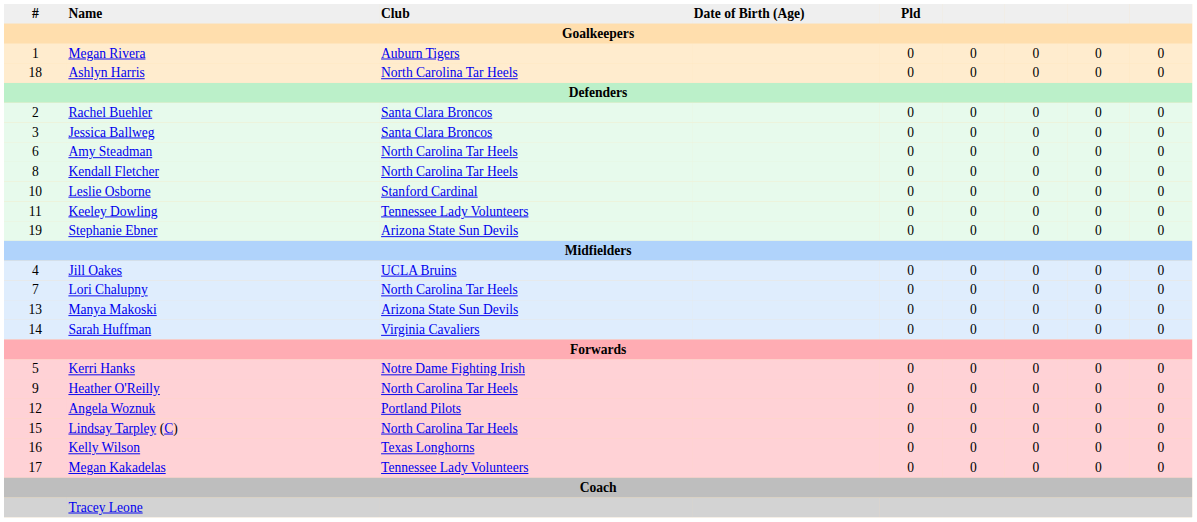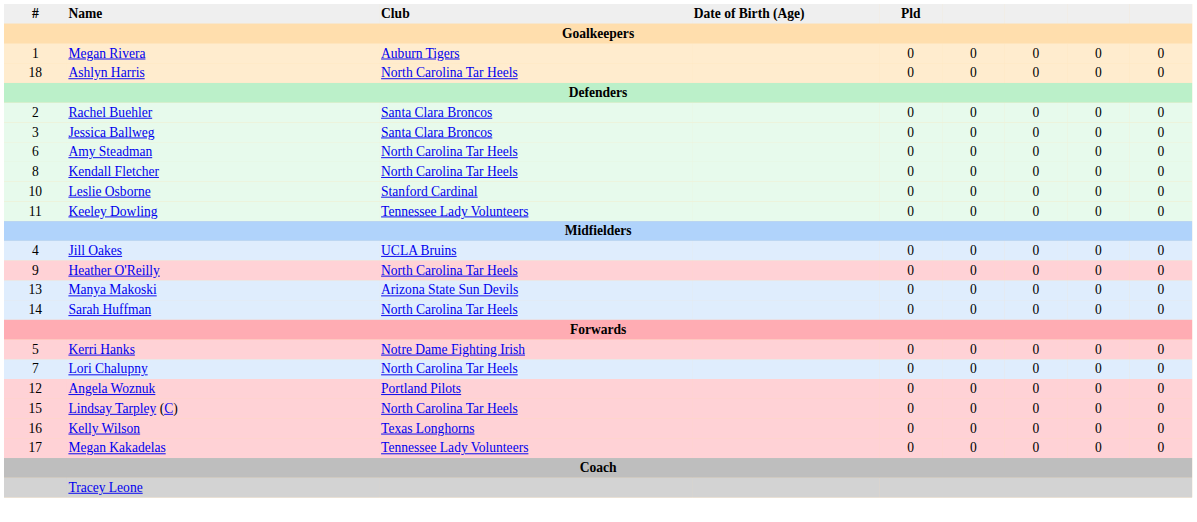- row: (113, 231)
rows swapped: (108, 290) <-> (114, 388)
(430, 329) Virginia Cavaliers -> (449, 310) North Carolina Tar Heels
